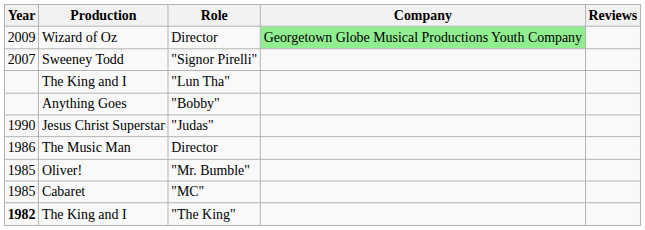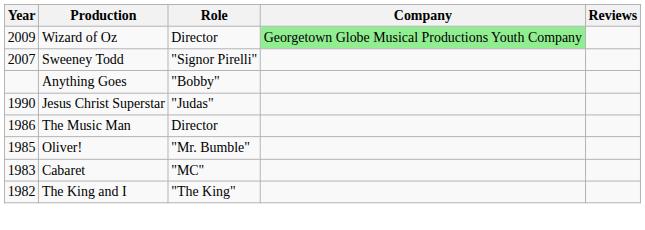- row: (84, 81)
(22, 192) 1985 -> (22, 170) 1983
(22, 214) bold -> (22, 192) normal
